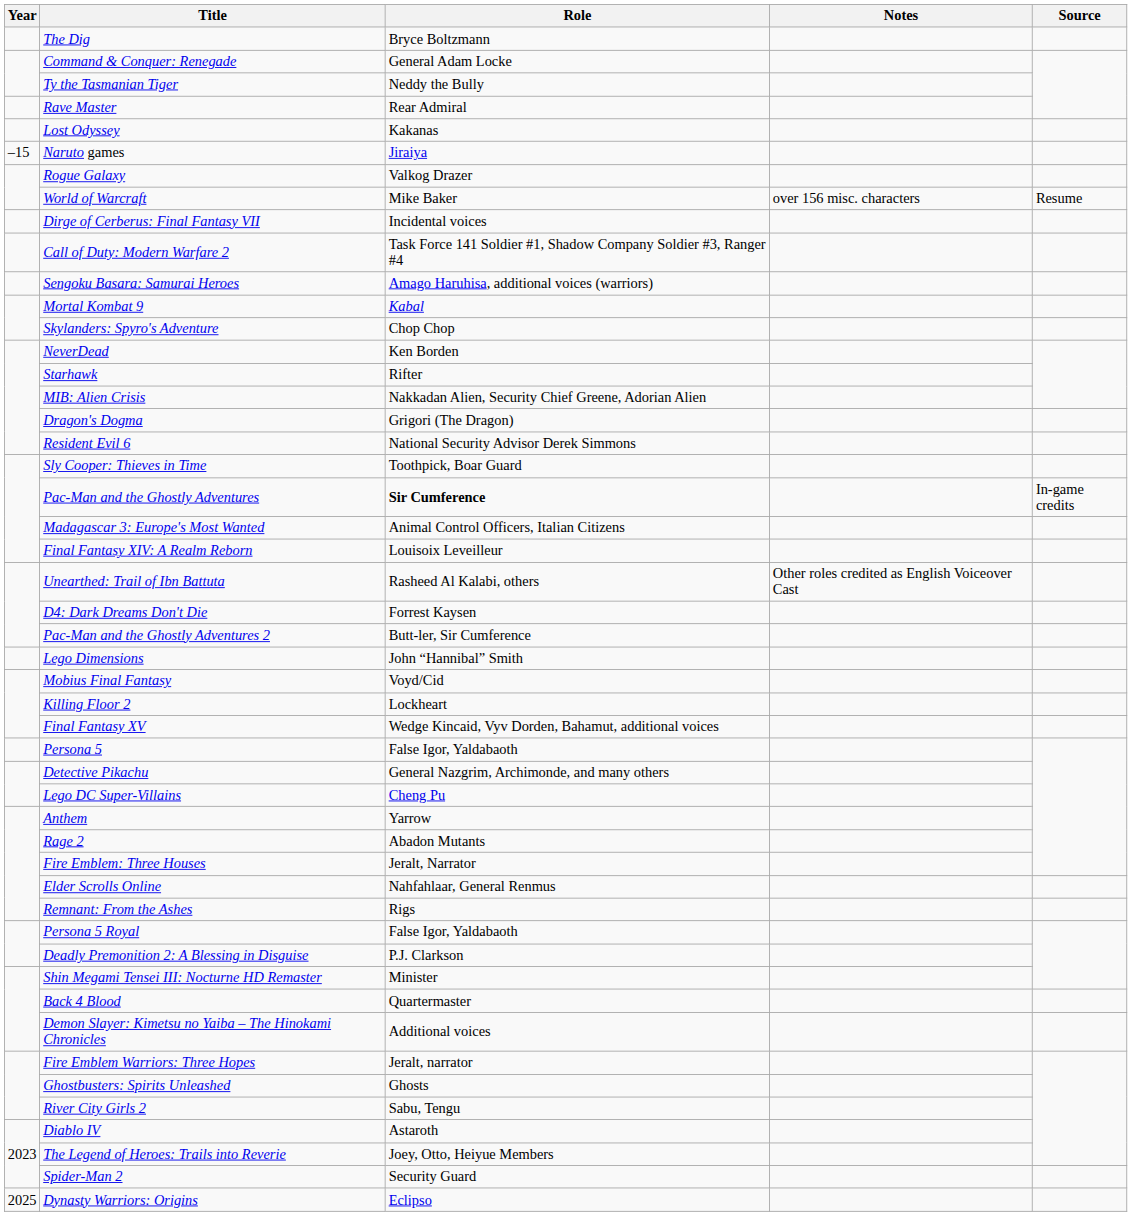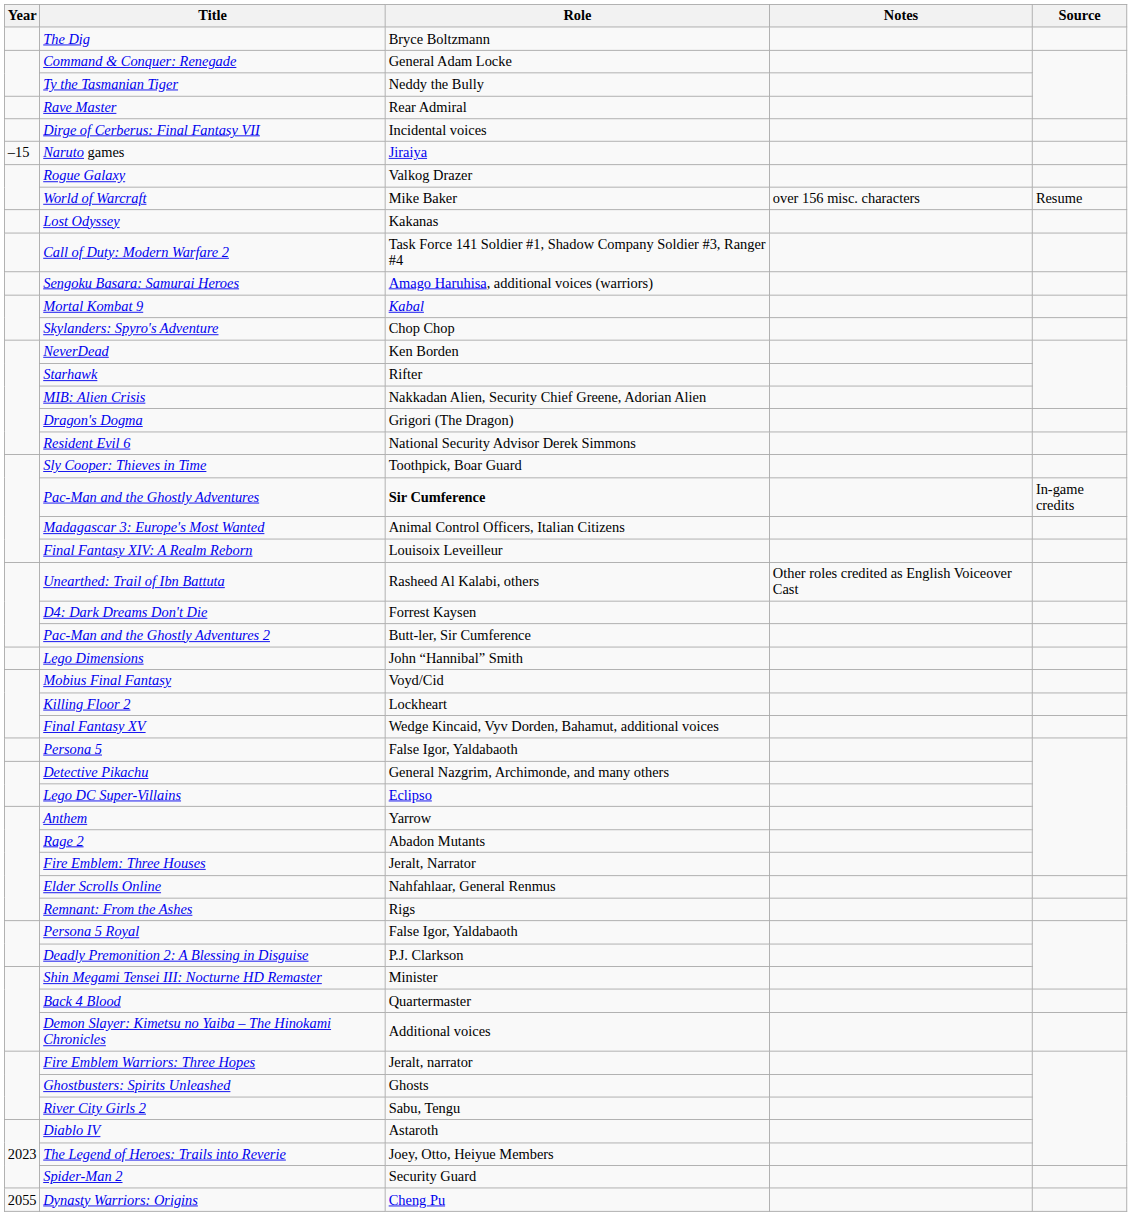rows swapped: (152, 221) <-> (81, 130)
(417, 795) Cheng Pu -> (410, 795) Eclipso
(22, 1199) 2025 -> (22, 1199) 2055
(410, 1199) Eclipso -> (417, 1199) Cheng Pu
